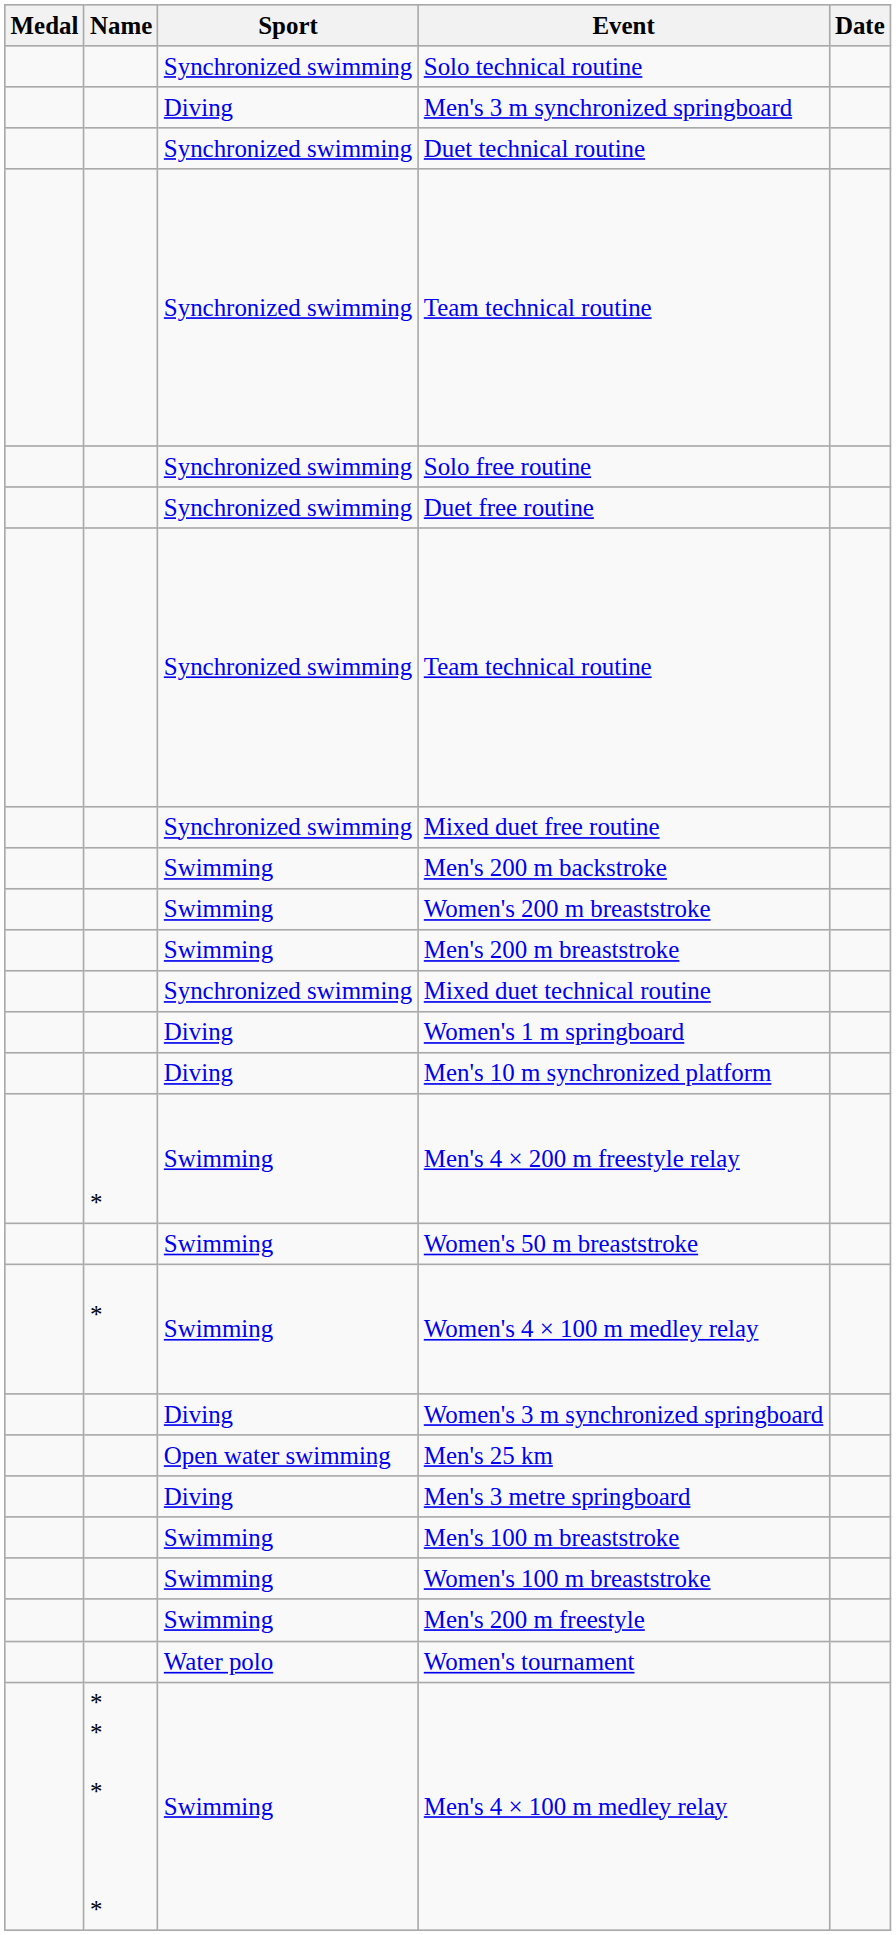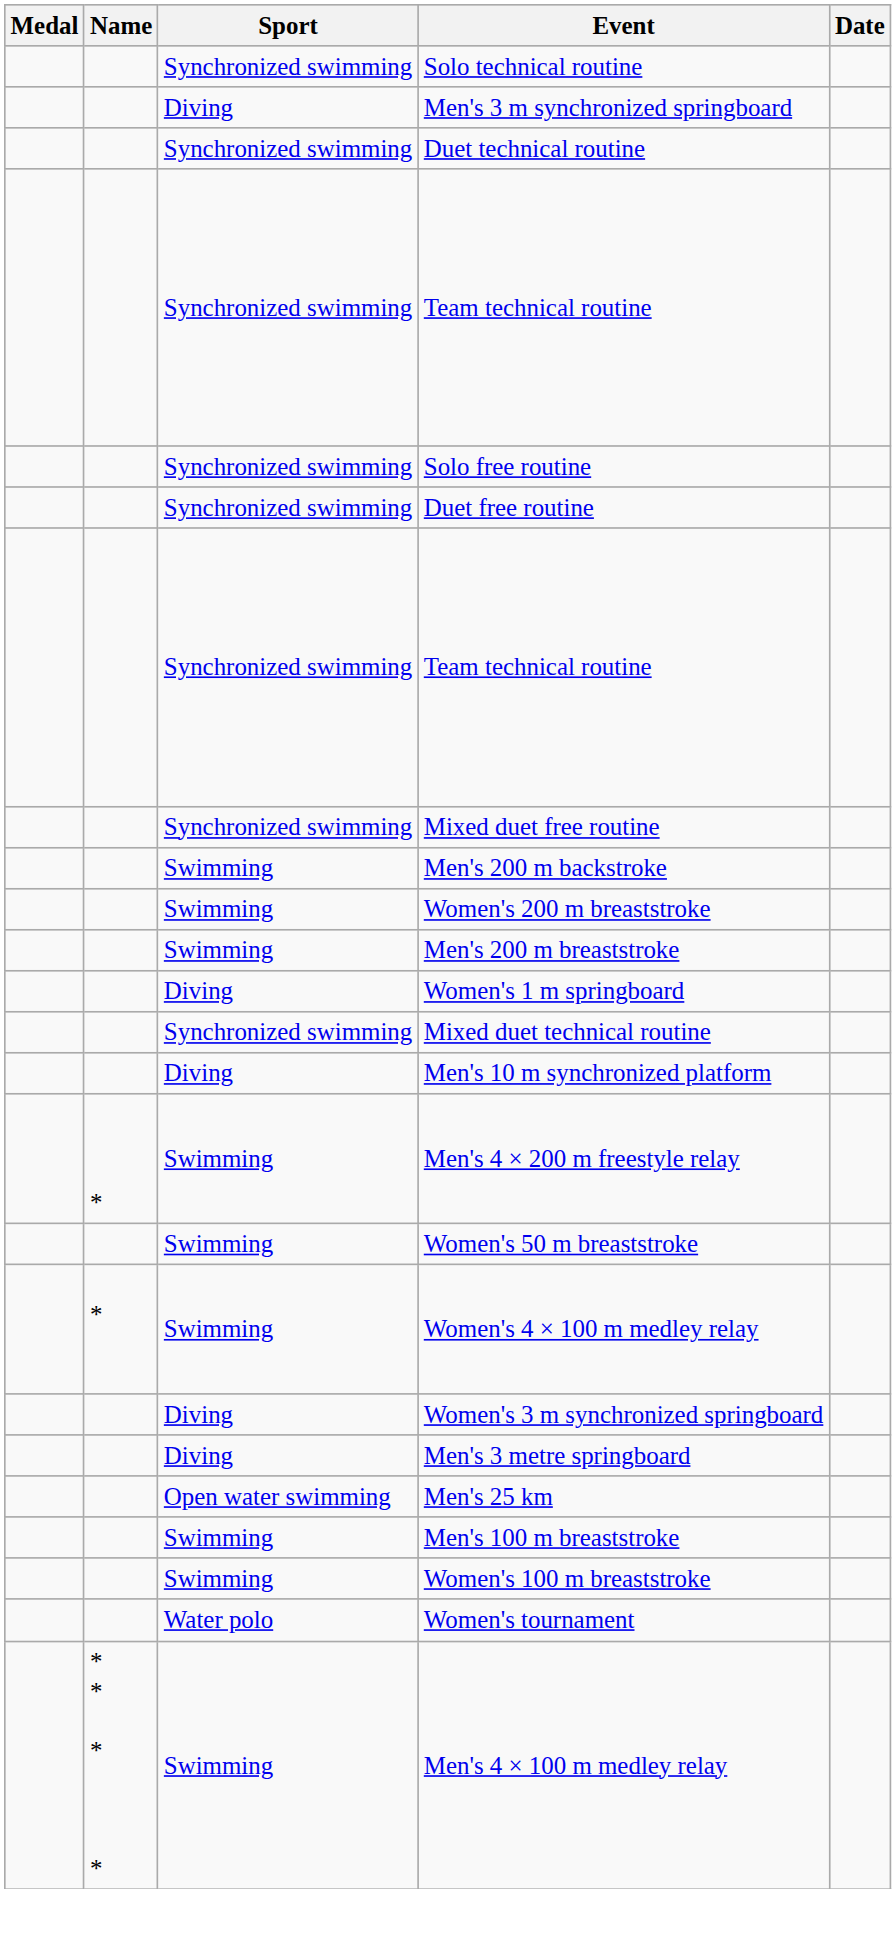rows swapped: (198, 1031) <-> (288, 990)
rows swapped: (198, 1496) <-> (277, 1455)
- row: (219, 1620)
